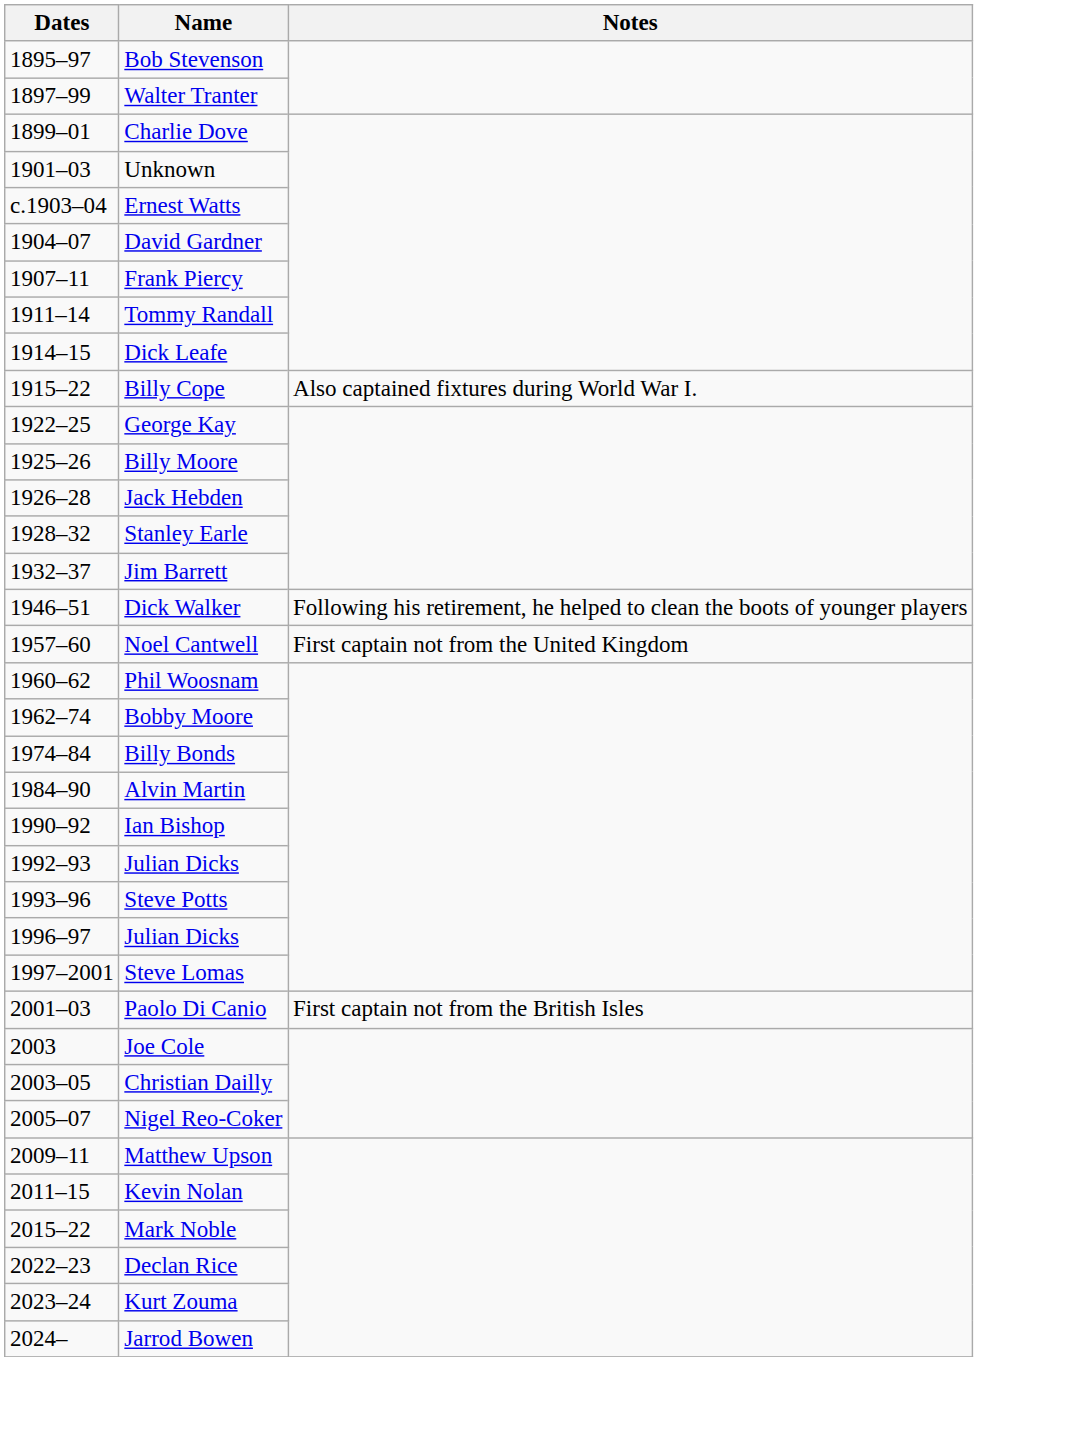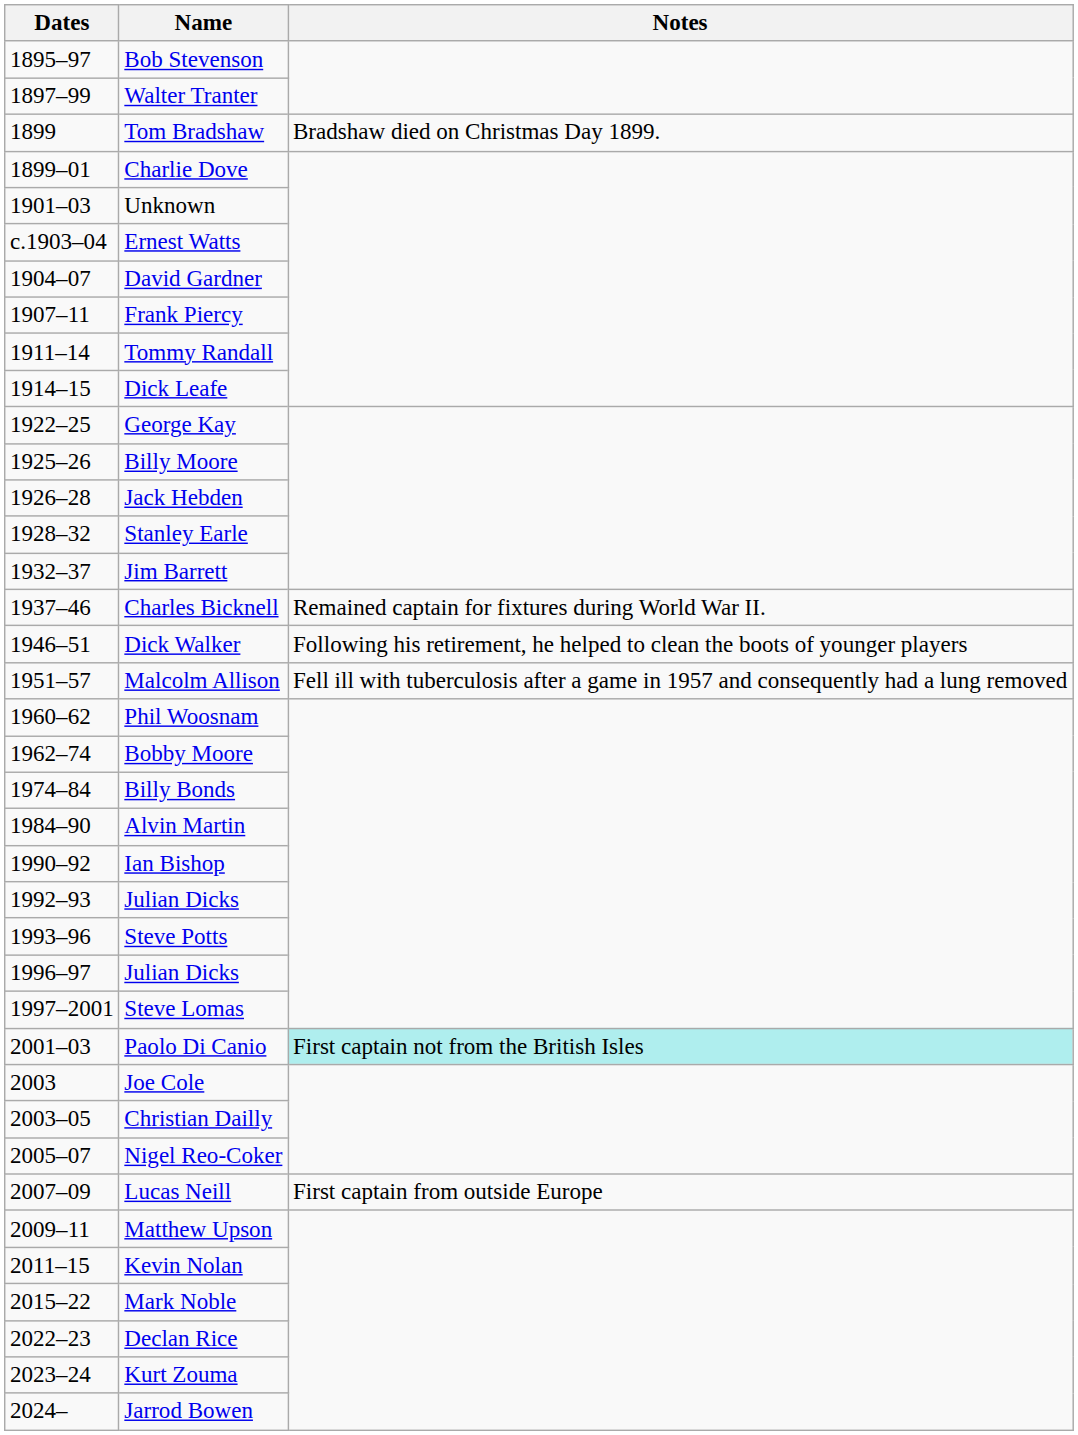+ row: (33, 132)
- row: (50, 388)
+ row: (50, 607)
+ row: (50, 680)
- row: (50, 643)
(468, 1009) no background -> (468, 1045) paleturquoise background
+ row: (50, 1192)
